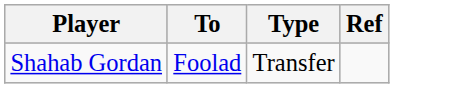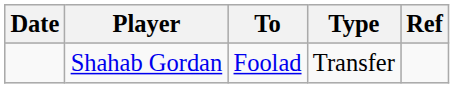+ column: (35, 23)
